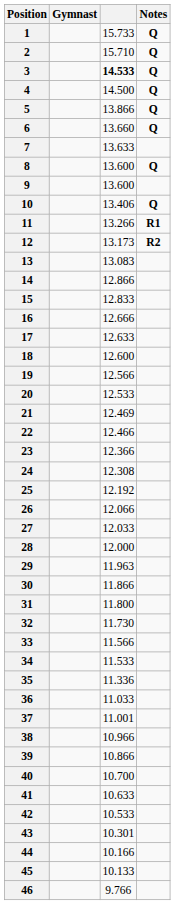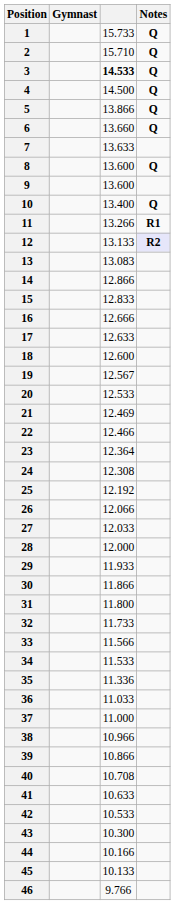(118, 204) 13.406 -> (118, 204) 13.400
(118, 242) 13.173 -> (118, 242) 13.133
(153, 242) no background -> (153, 242) lavender background
(118, 376) 12.566 -> (118, 376) 12.567
(118, 452) 12.366 -> (118, 452) 12.364
(118, 566) 11.963 -> (118, 566) 11.933
(118, 623) 11.730 -> (118, 623) 11.733
(118, 718) 11.001 -> (118, 718) 11.000
(118, 776) 10.700 -> (118, 776) 10.708
(118, 833) 10.301 -> (118, 833) 10.300
